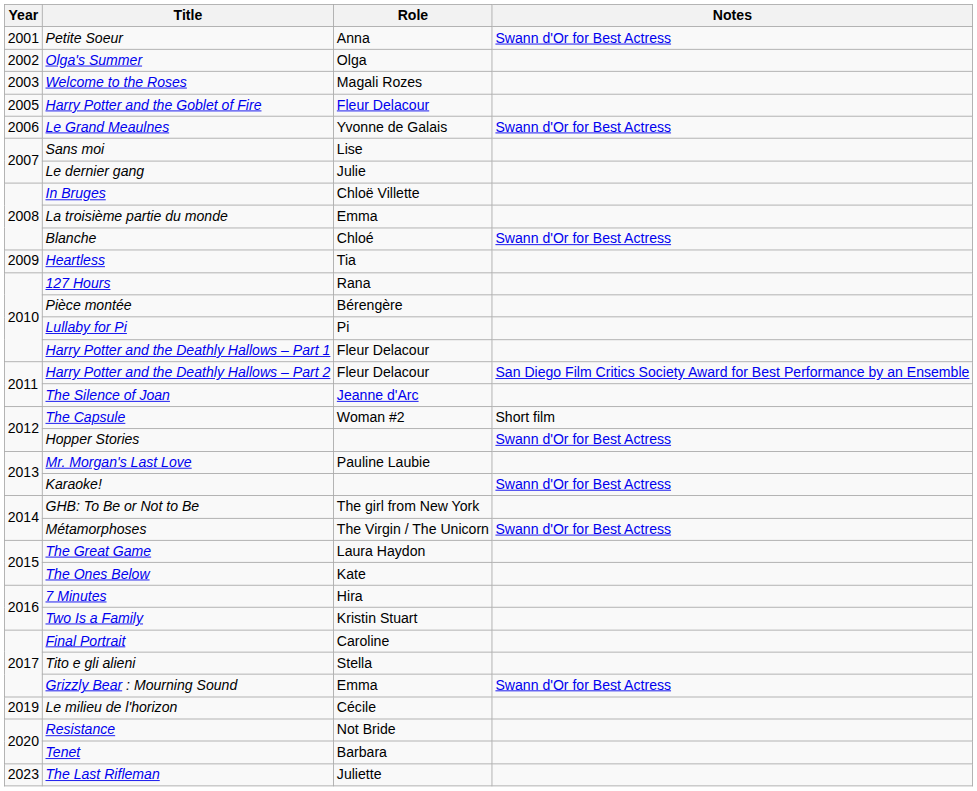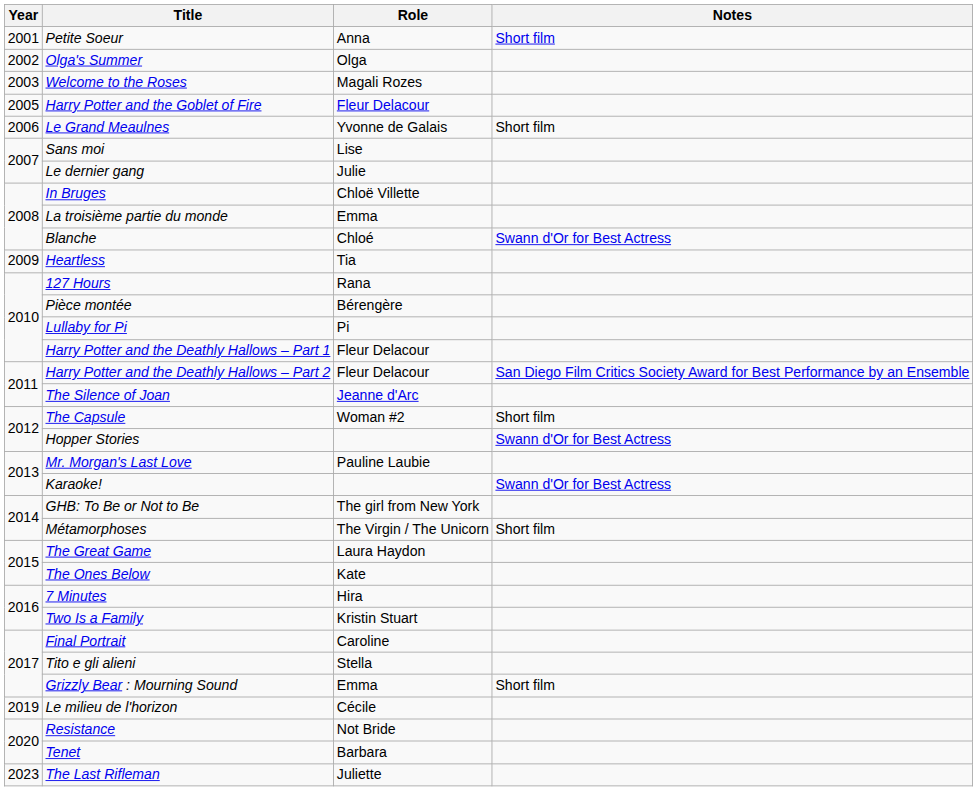(583, 37) Swann d'Or for Best Actress -> (525, 37) Short film
(583, 127) Swann d'Or for Best Actress -> (525, 127) Short film
(583, 529) Swann d'Or for Best Actress -> (525, 529) Short film
(583, 685) Swann d'Or for Best Actress -> (525, 685) Short film
